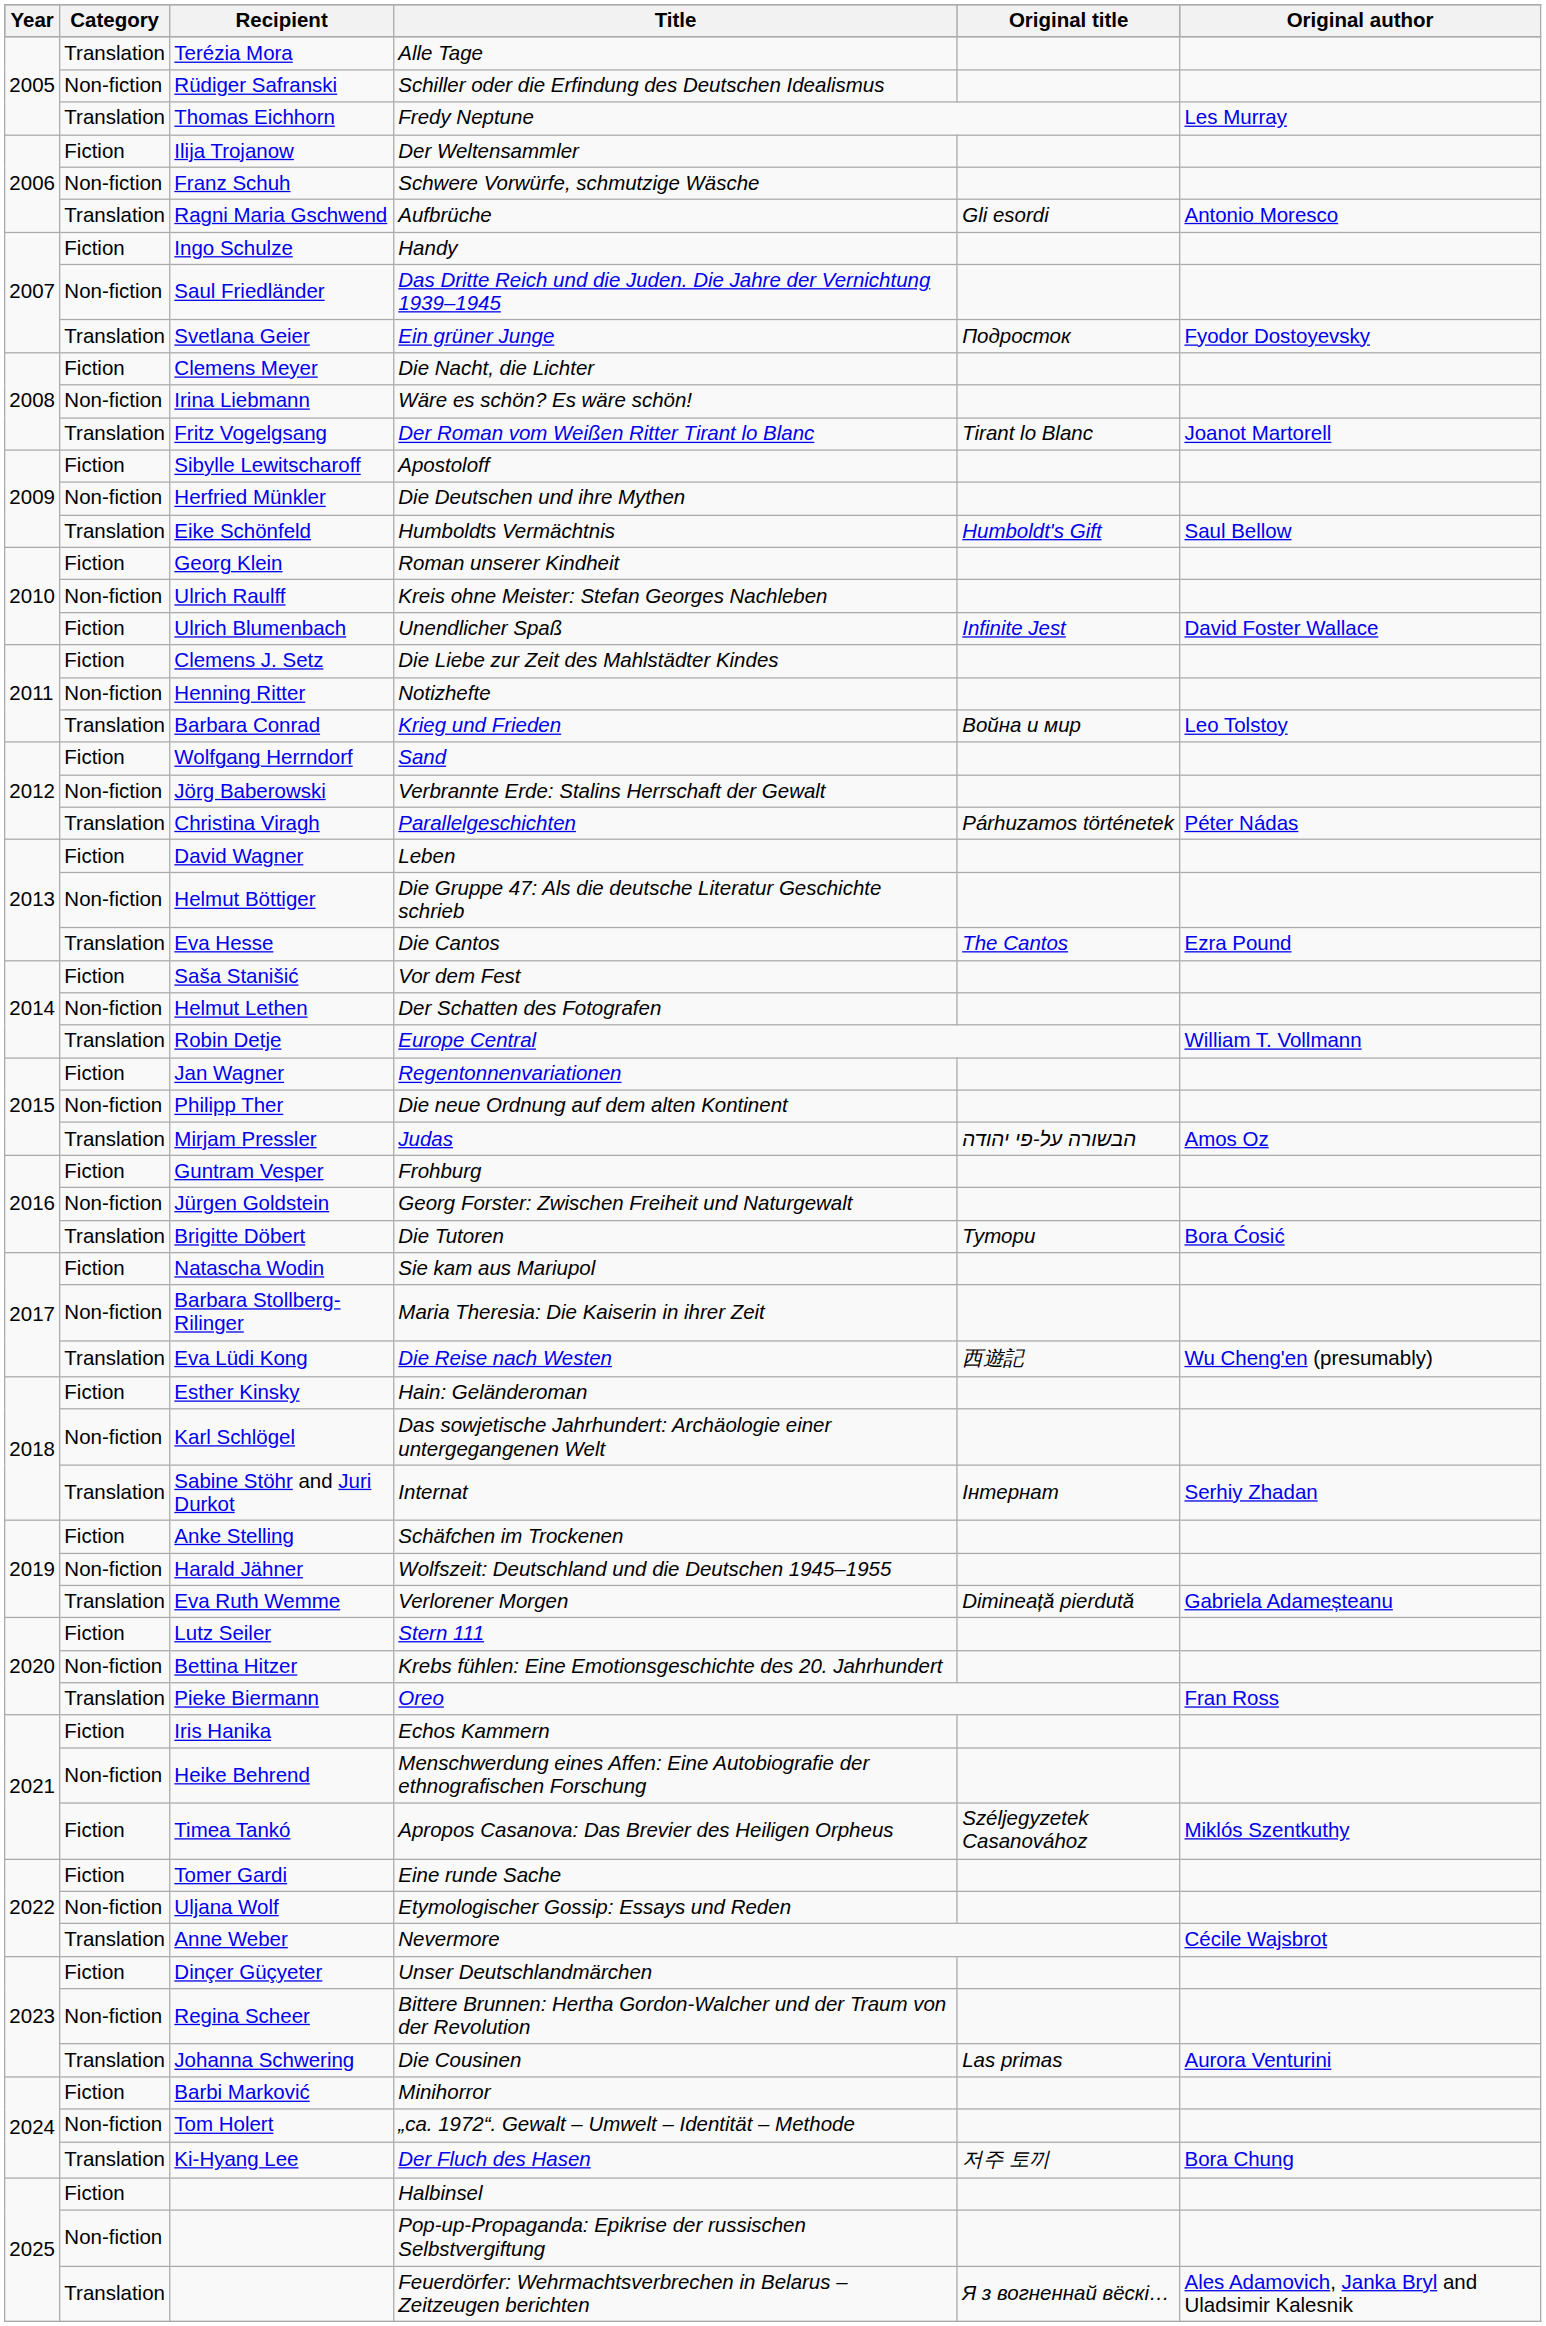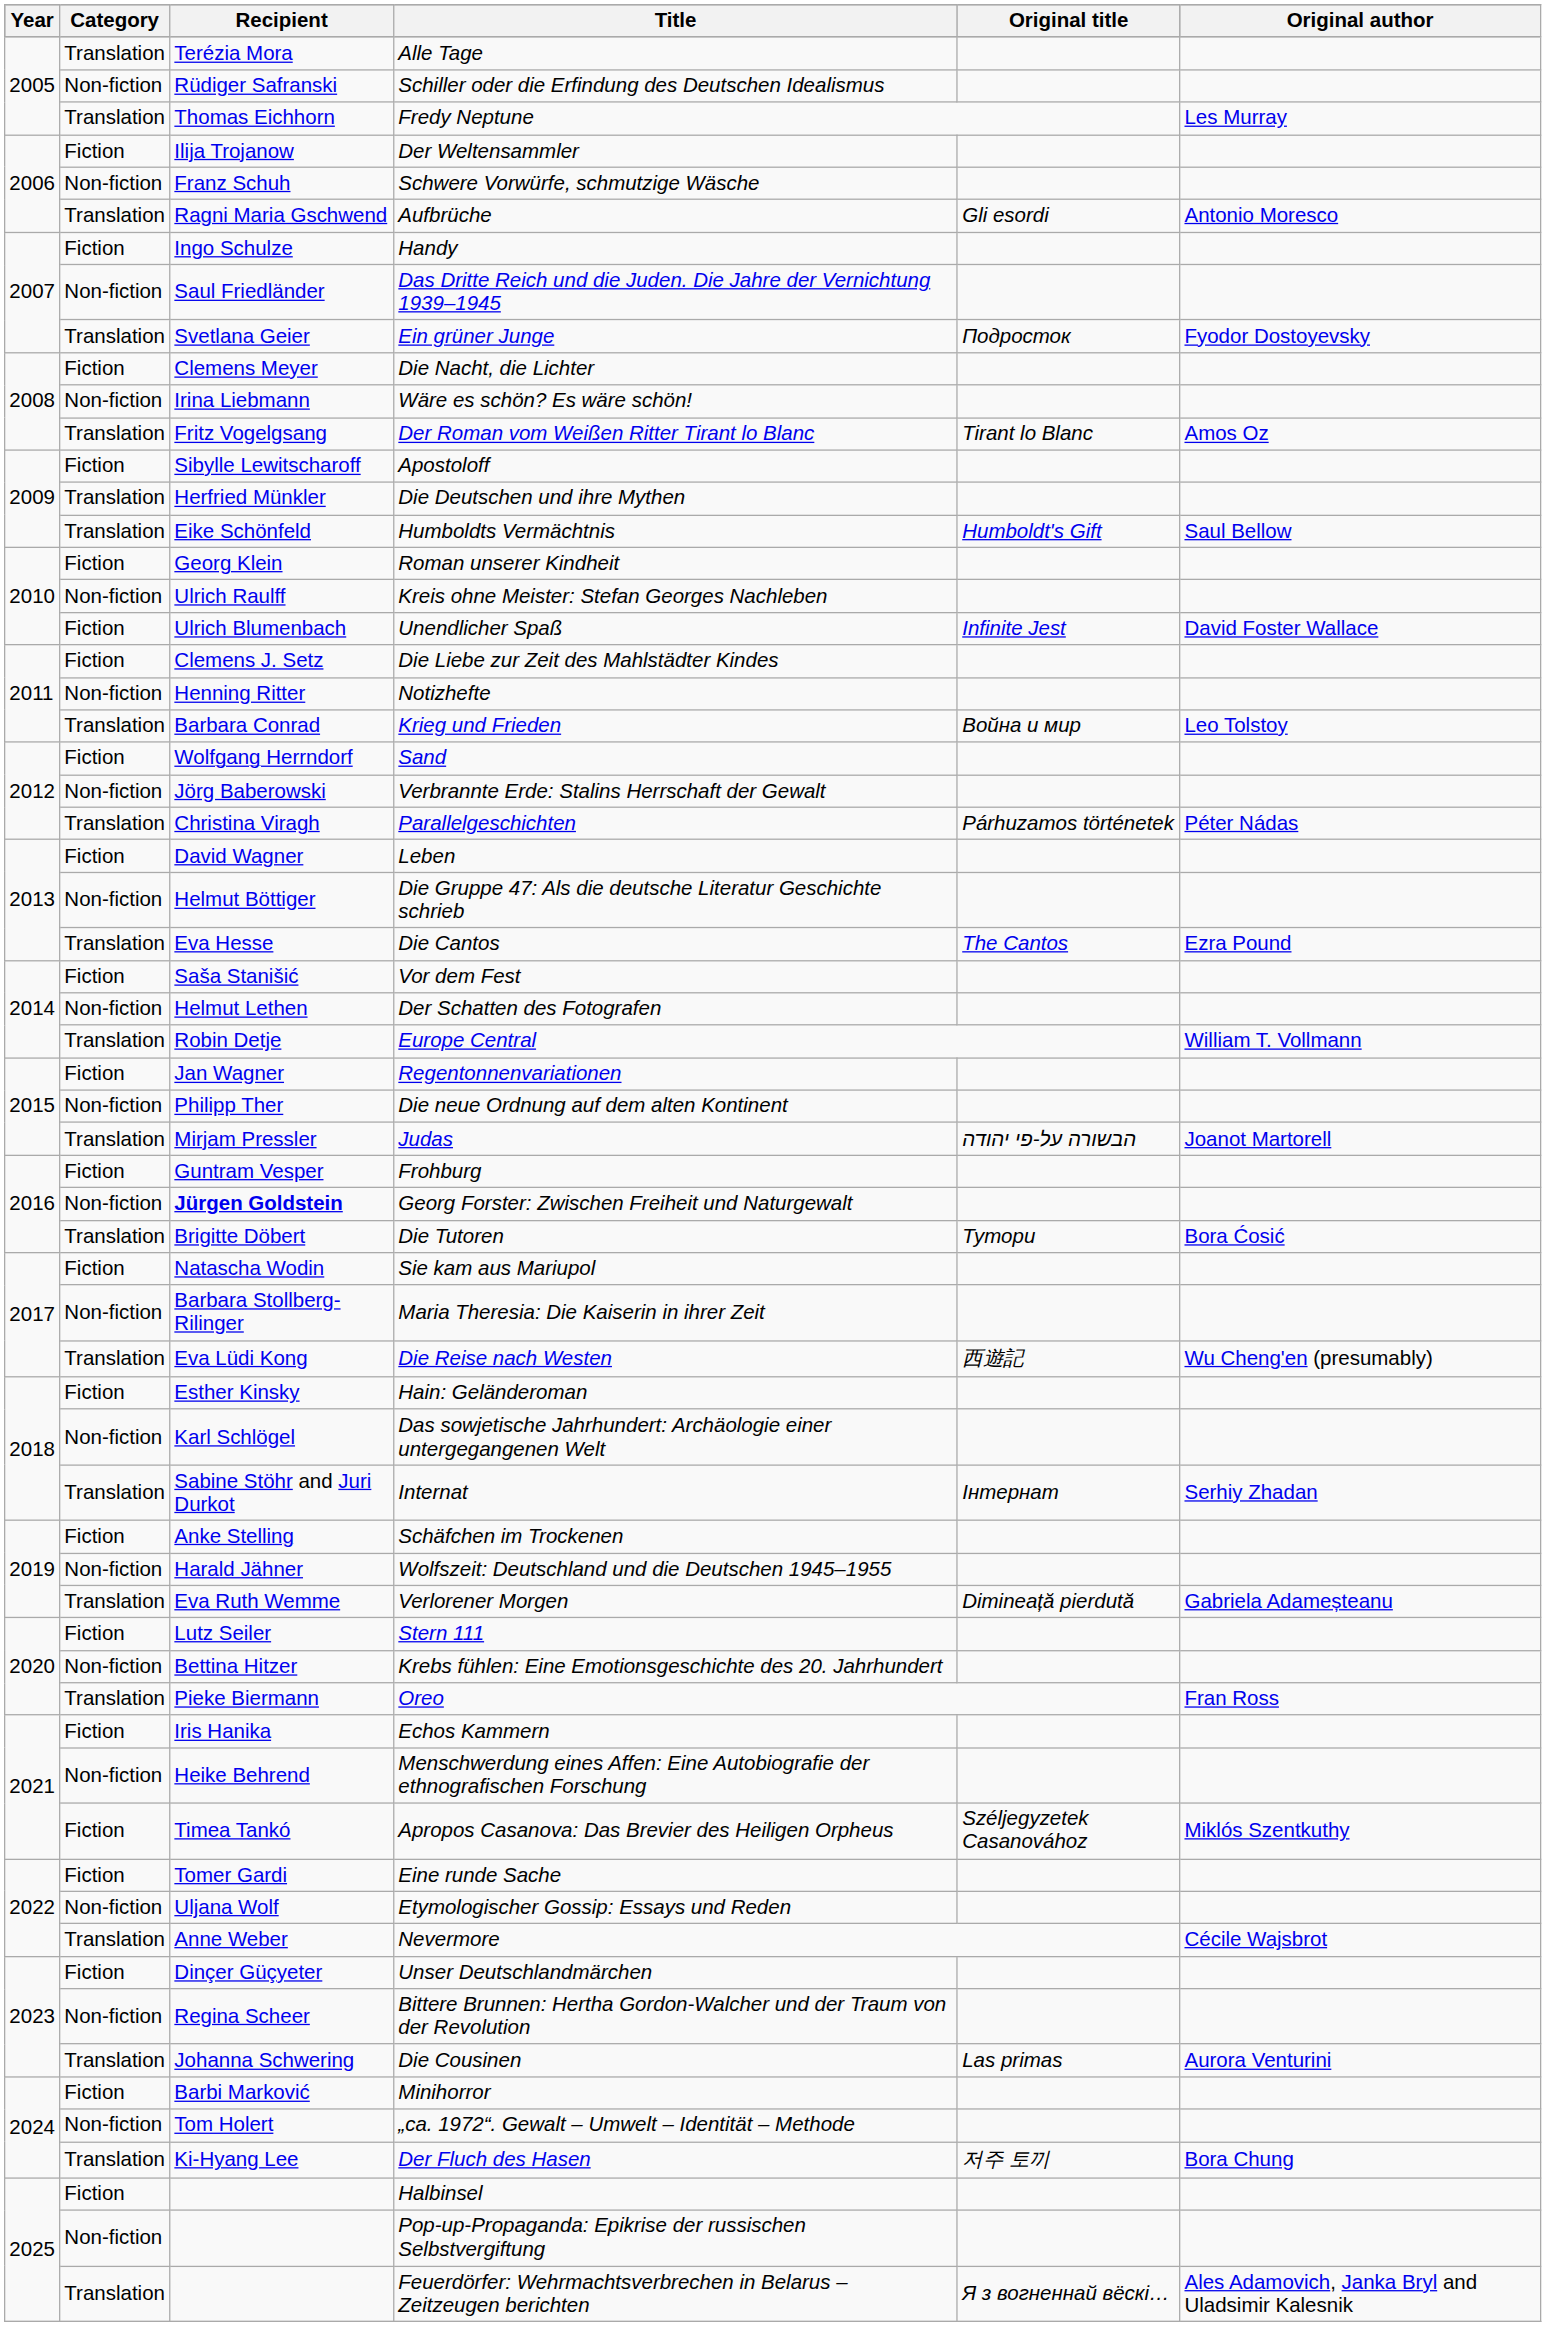(1258, 433) Joanot Martorell -> (1227, 433) Amos Oz
(113, 498) Non-fiction -> (115, 498) Translation
(1227, 1138) Amos Oz -> (1258, 1138) Joanot Martorell
(252, 1203) normal -> (259, 1203) bold
